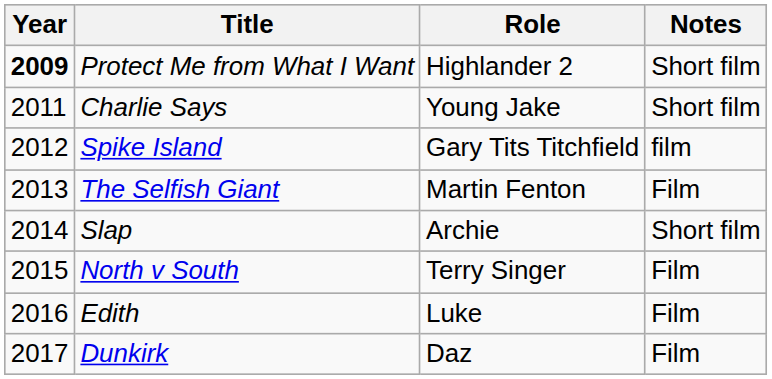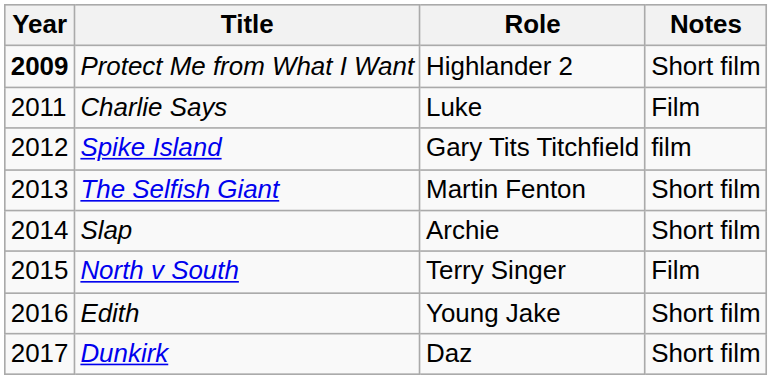(493, 107) Young Jake -> (454, 107) Luke
(706, 107) Short film -> (676, 107) Film
(676, 189) Film -> (706, 189) Short film
(454, 312) Luke -> (493, 312) Young Jake
(676, 312) Film -> (706, 312) Short film
(676, 353) Film -> (706, 353) Short film
